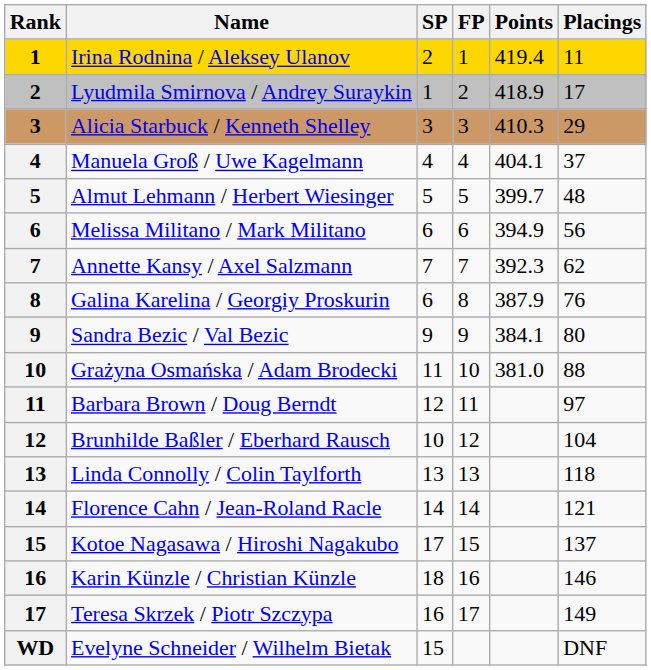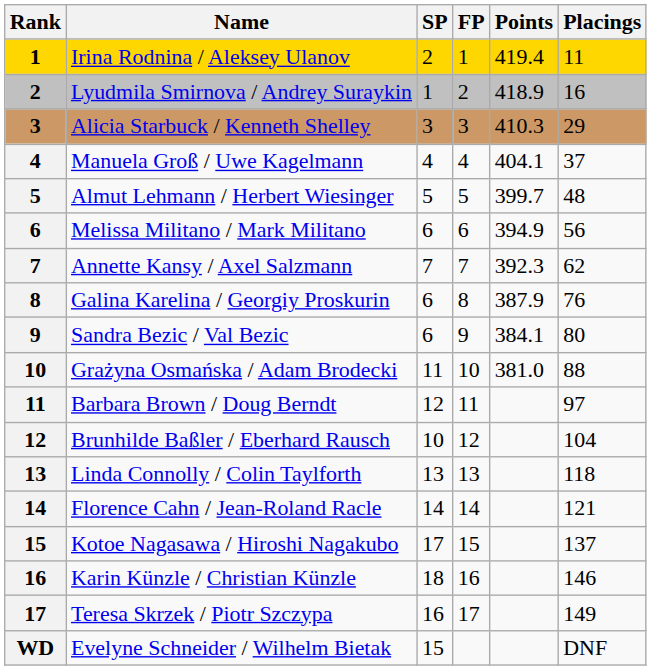(574, 91) 17 -> (574, 91) 16
(428, 334) 9 -> (428, 334) 6
